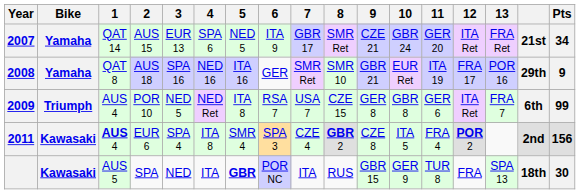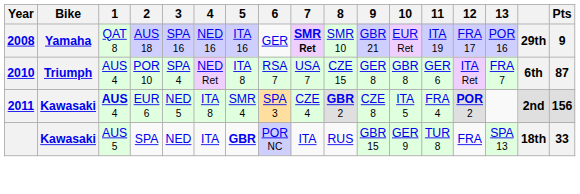- row: (147, 41)
(307, 74) normal -> (307, 41) bold
(21, 106) 2009 -> (21, 74) 2010
(178, 106) NED 5 -> (178, 74) SPA 4
(562, 106) 99 -> (562, 74) 87
(178, 139) SPA 4 -> (178, 106) NED 5
(562, 172) 30 -> (562, 139) 33
